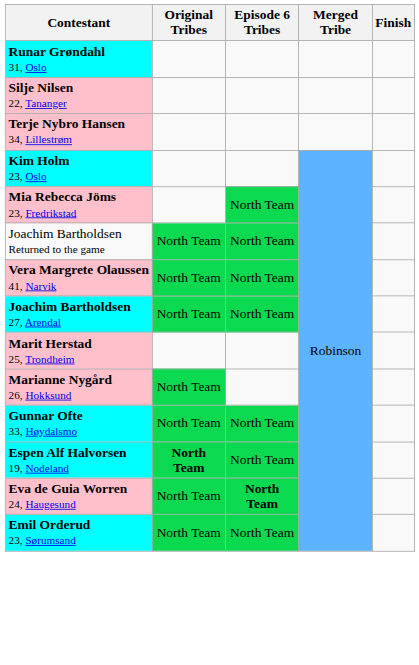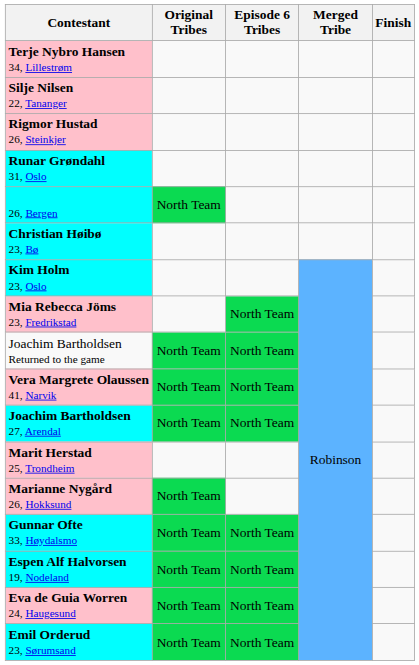rows swapped: (57, 59) <-> (67, 132)
+ row: (53, 132)
+ row: (33, 213)
+ row: (55, 241)
(189, 459) bold -> (189, 569) normal
(262, 496) bold -> (262, 605) normal
